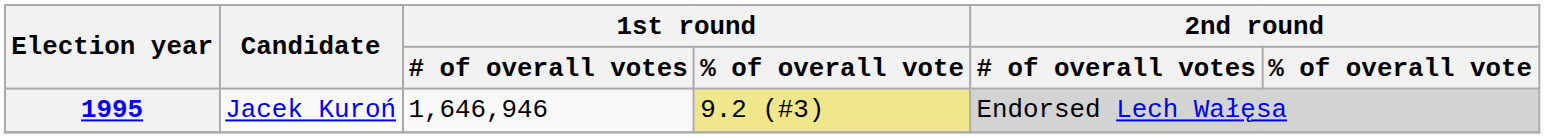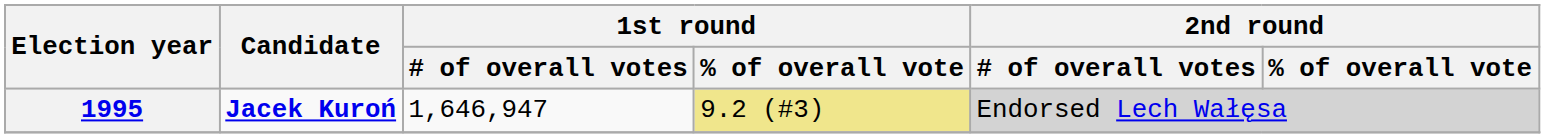(311, 110) normal -> (311, 110) bold
(478, 110) 1,646,946 -> (478, 110) 1,646,947
